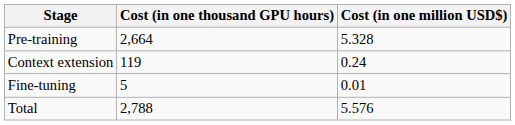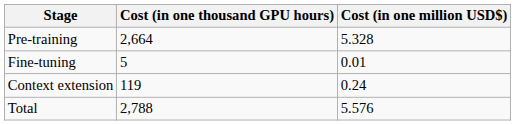rows swapped: (61, 62) <-> (42, 85)
